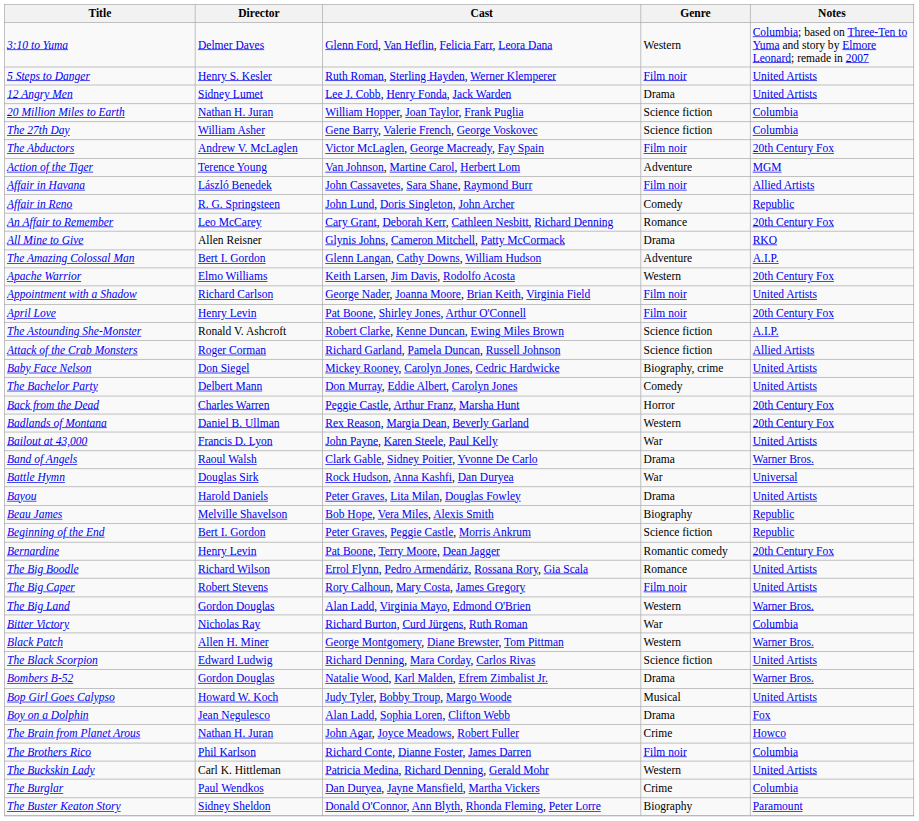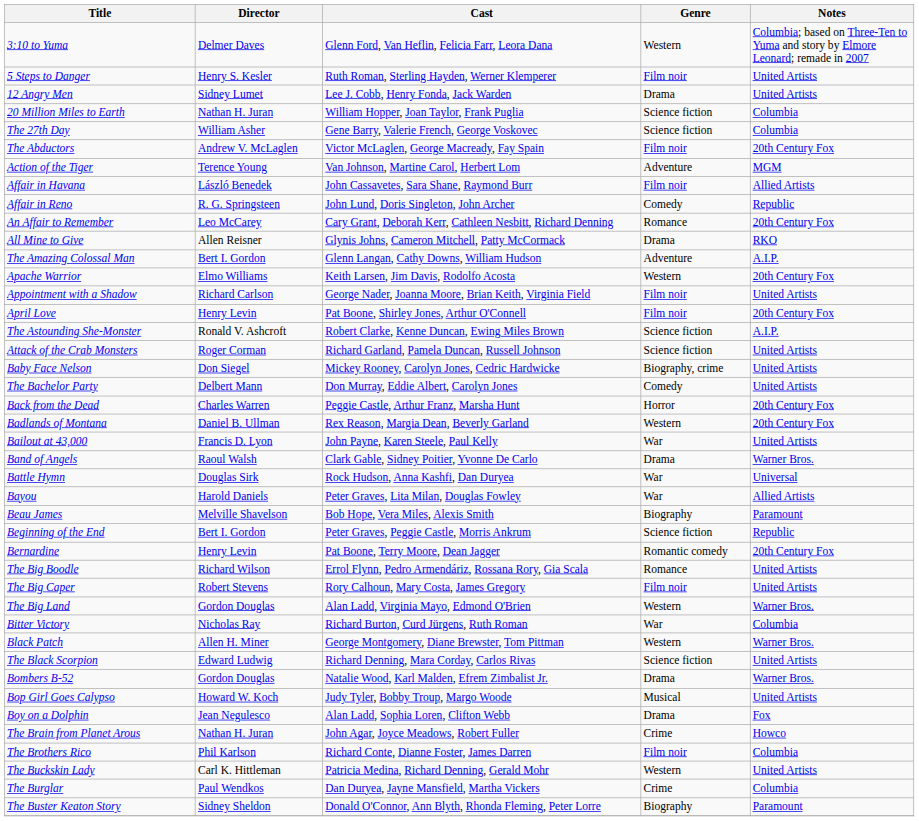(784, 350) Allied Artists -> (785, 350) United Artists
(659, 496) Drama -> (653, 496) War
(785, 496) United Artists -> (784, 496) Allied Artists
(773, 514) Republic -> (778, 514) Paramount
